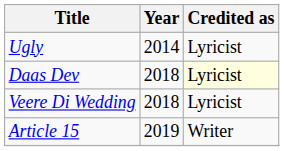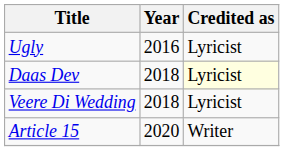(162, 46) 2014 -> (162, 46) 2016
(162, 131) 2019 -> (162, 131) 2020
